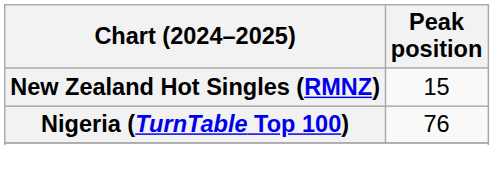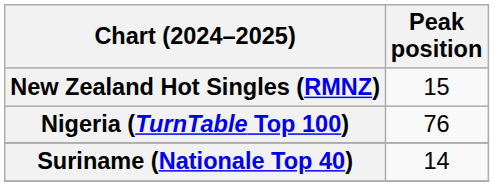+ row: (195, 161)
